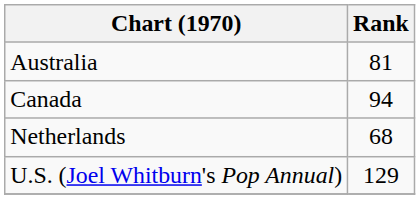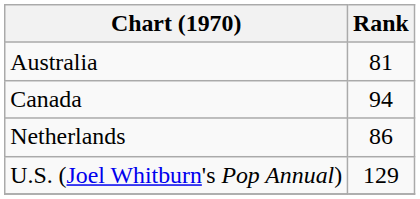(381, 136) 68 -> (381, 136) 86
